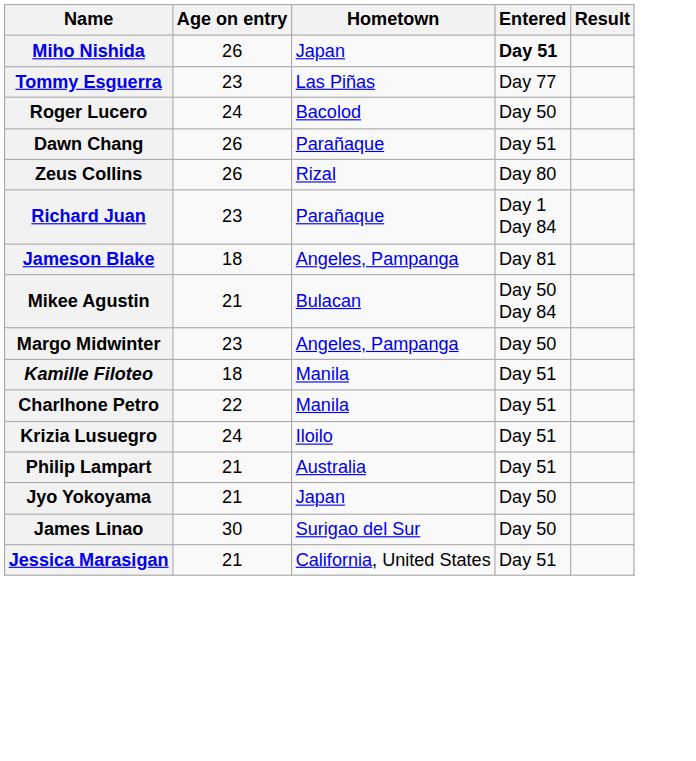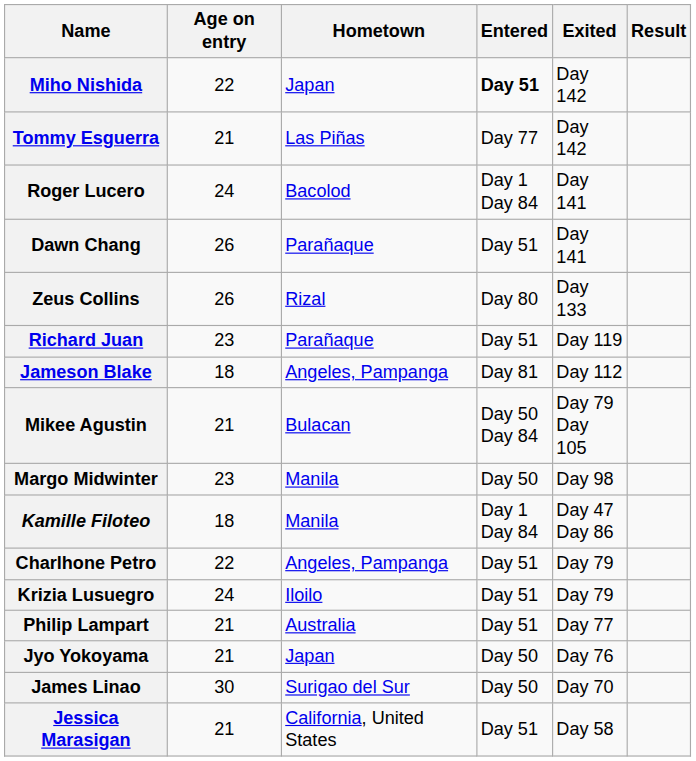+ column: (590, 31)
(232, 50) 26 -> (224, 84) 22
(232, 81) 23 -> (224, 138) 21
(528, 112) Day 50 -> (509, 191) Day 1 Day 84
(528, 216) Day 1 Day 84 -> (509, 341) Day 51
(377, 343) Angeles, Pampanga -> (312, 479) Manila
(528, 374) Day 51 -> (509, 521) Day 1 Day 84
(322, 405) Manila -> (367, 563) Angeles, Pampanga
